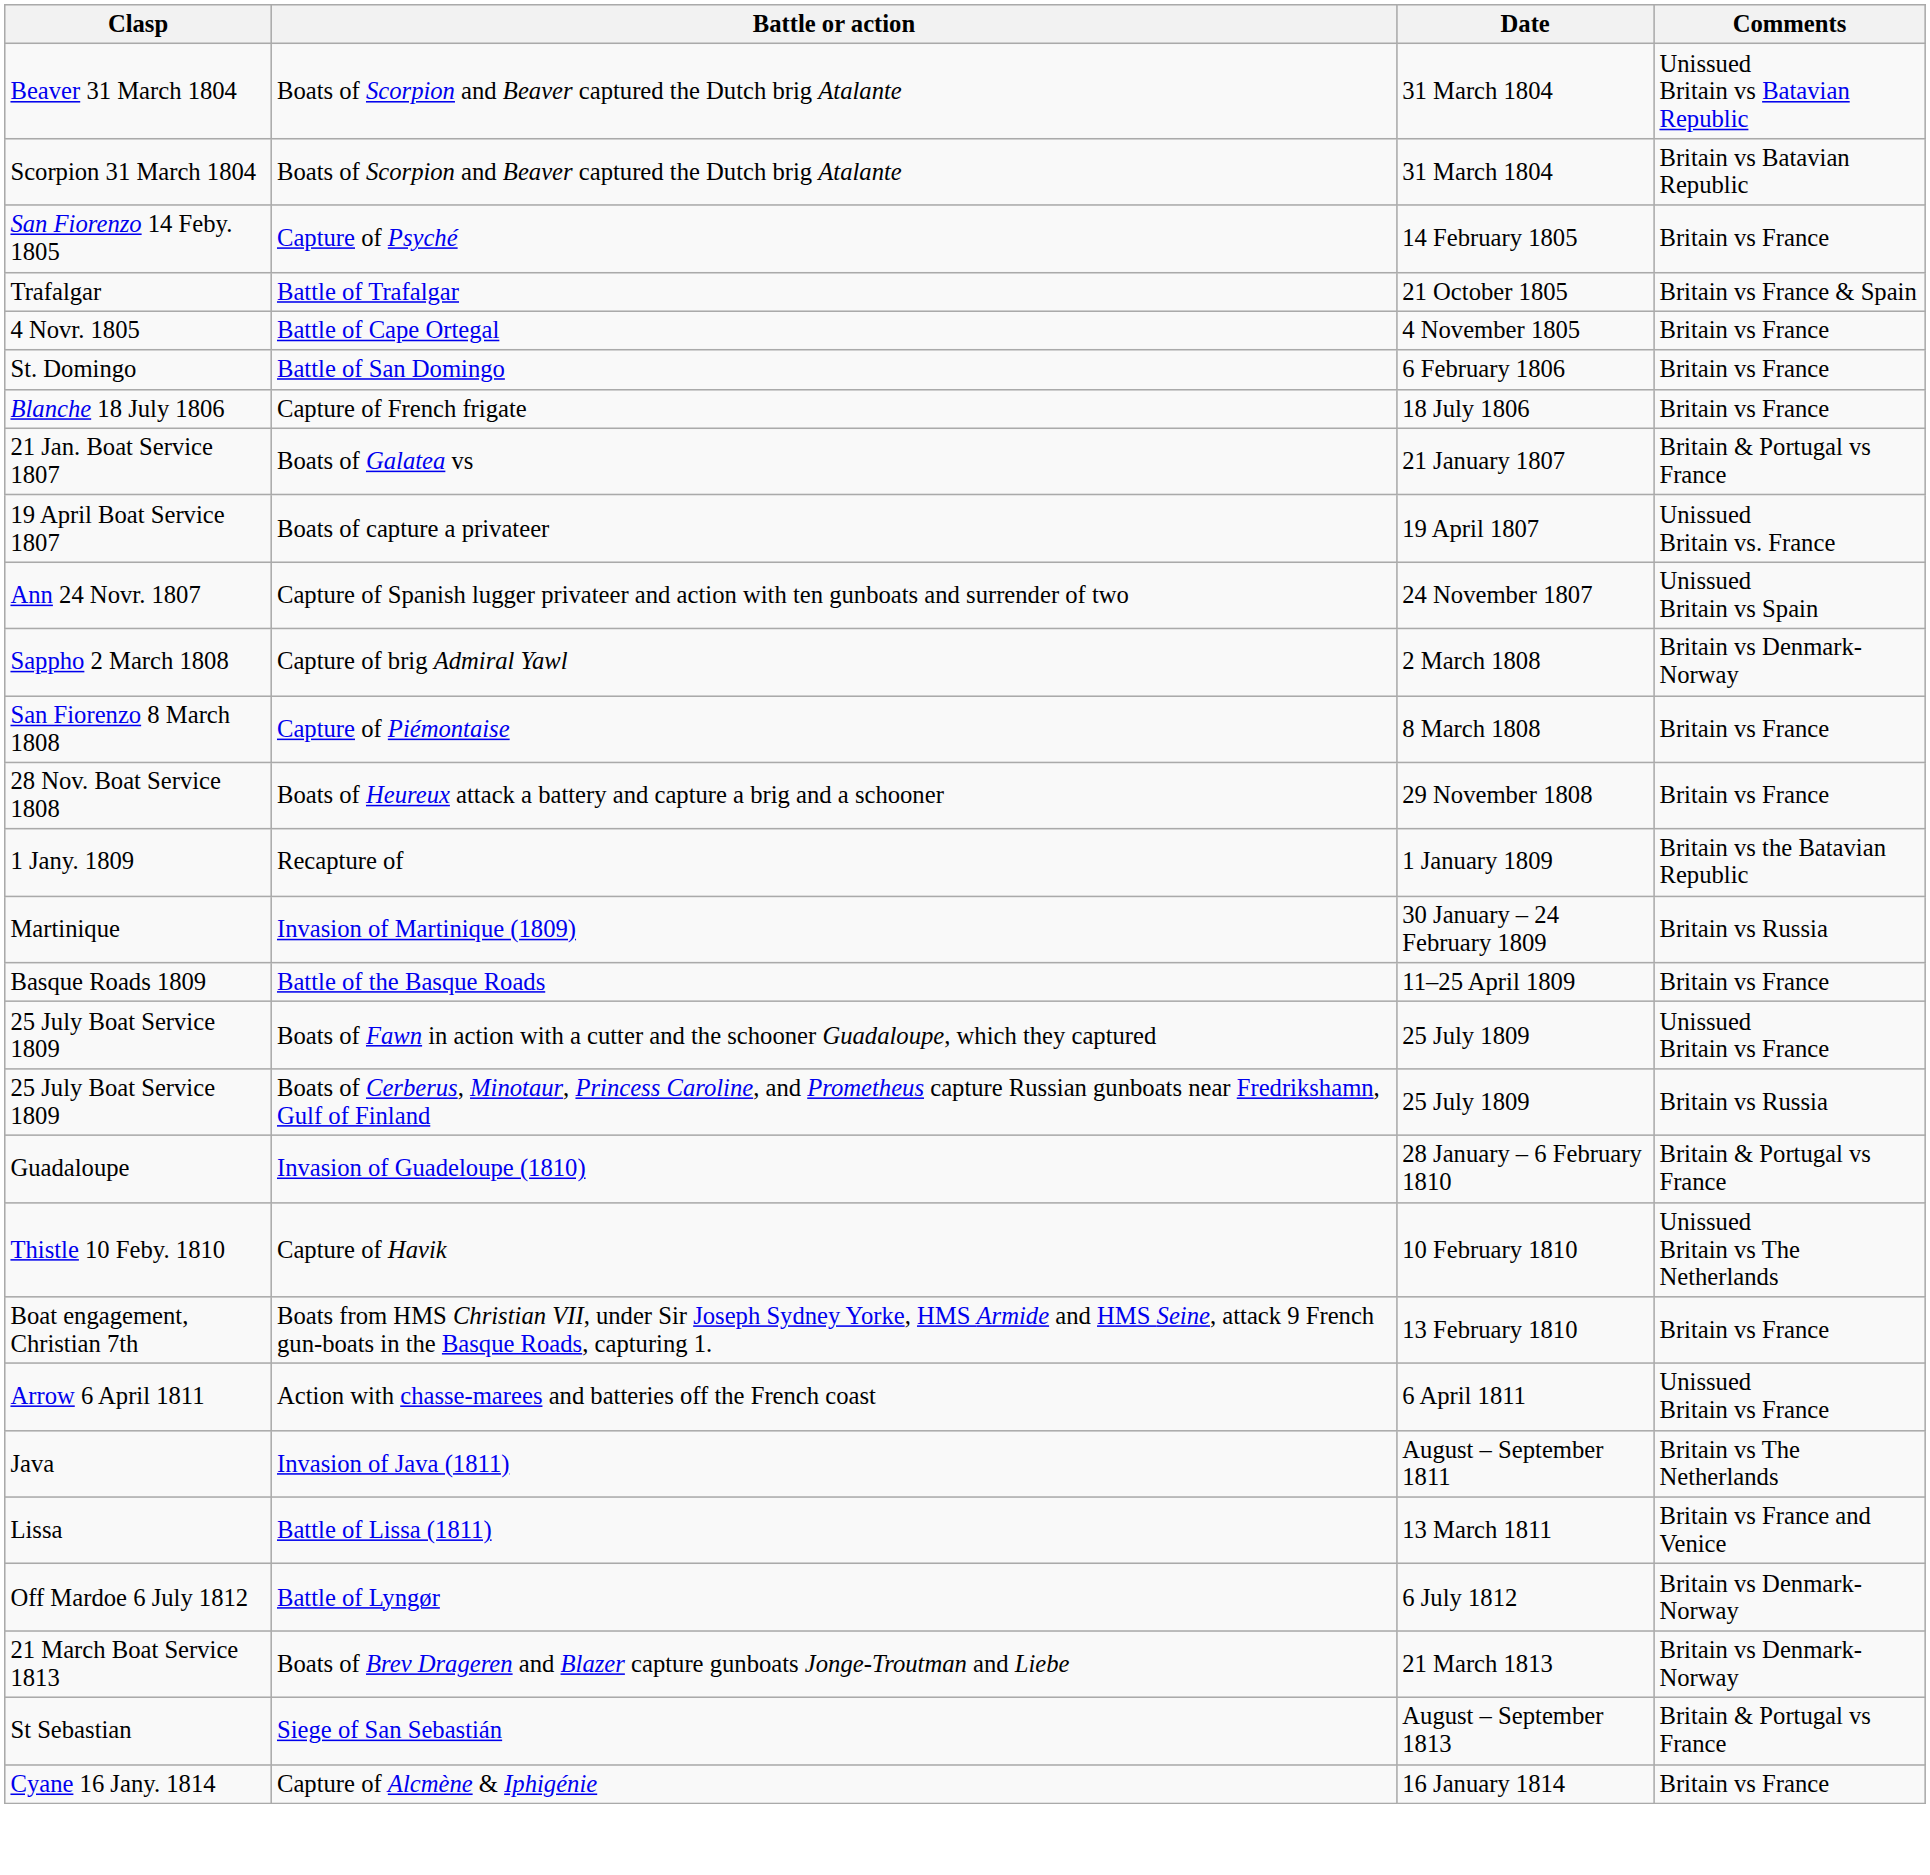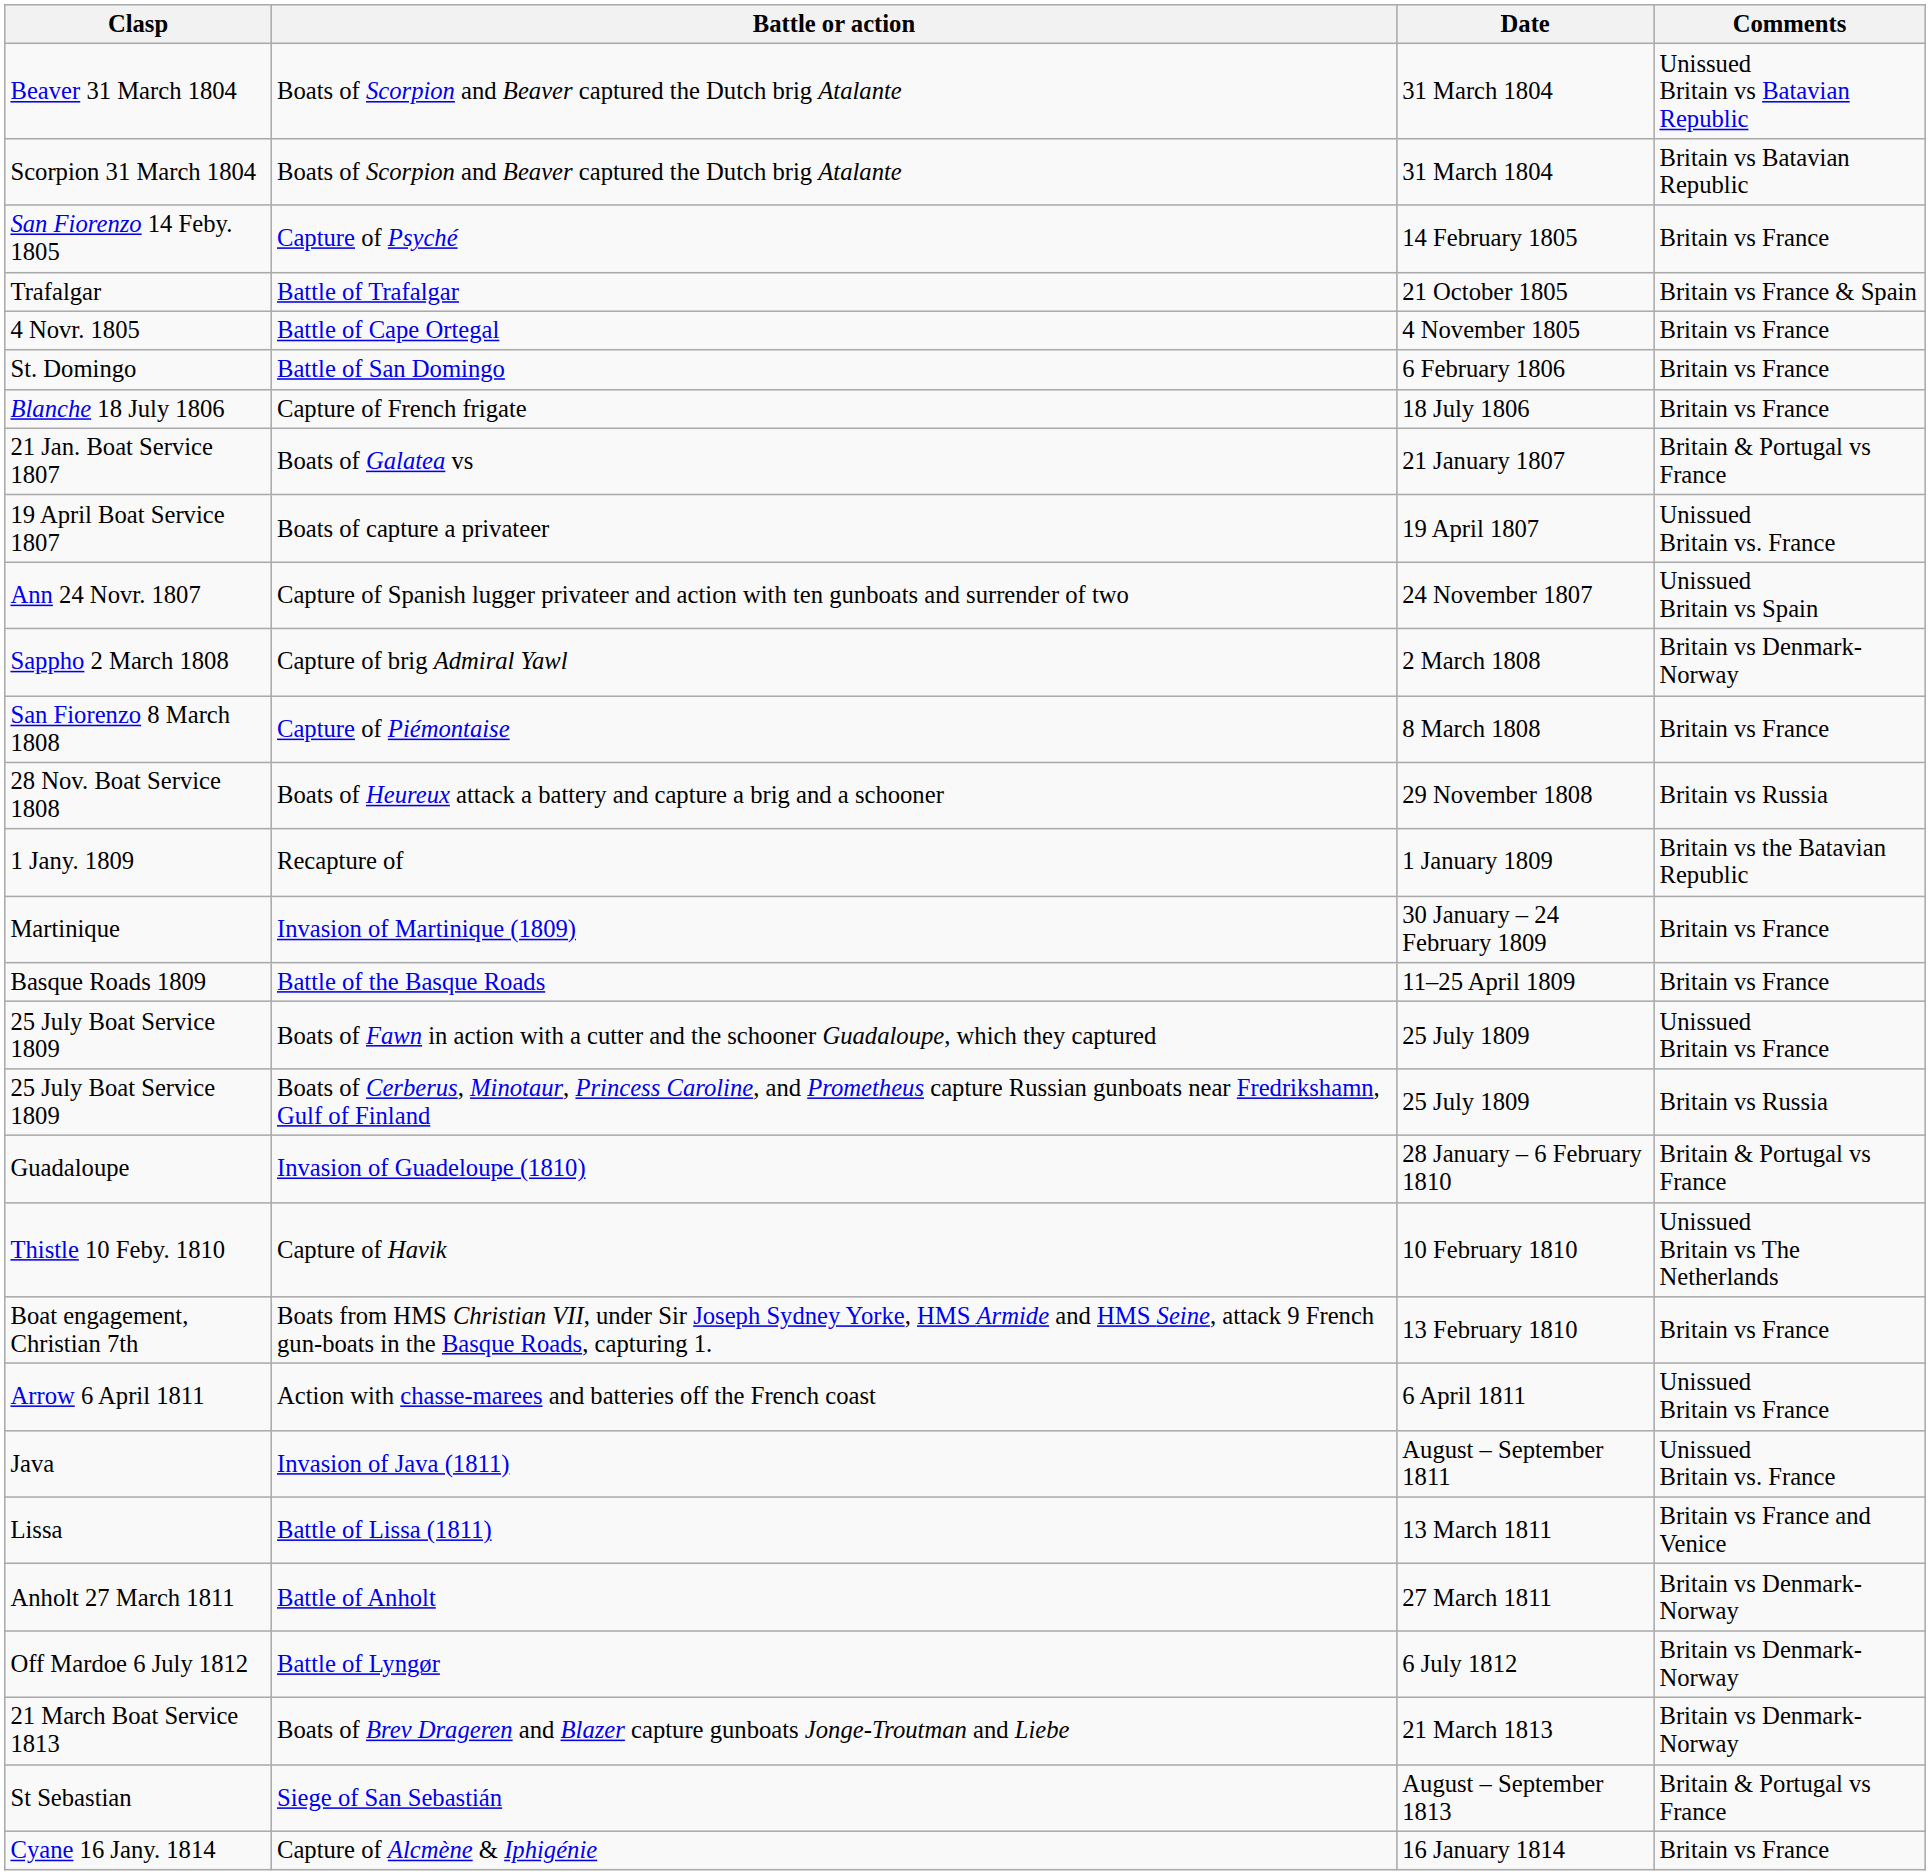(1744, 795) Britain vs France -> (1744, 795) Britain vs Russia
(1744, 928) Britain vs Russia -> (1744, 928) Britain vs France
(1730, 1463) Britain vs The Netherlands -> (1747, 1463) Unissued Britain vs. France
+ row: (123, 1596)
